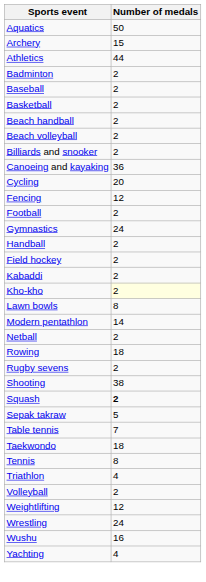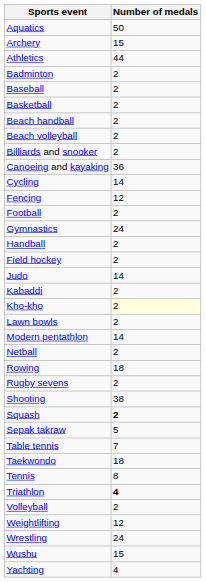(119, 182) 20 -> (119, 182) 14
+ row: (17, 275)
(116, 306) 8 -> (116, 321) 2
(116, 476) normal -> (116, 492) bold
(119, 538) 16 -> (119, 553) 15
